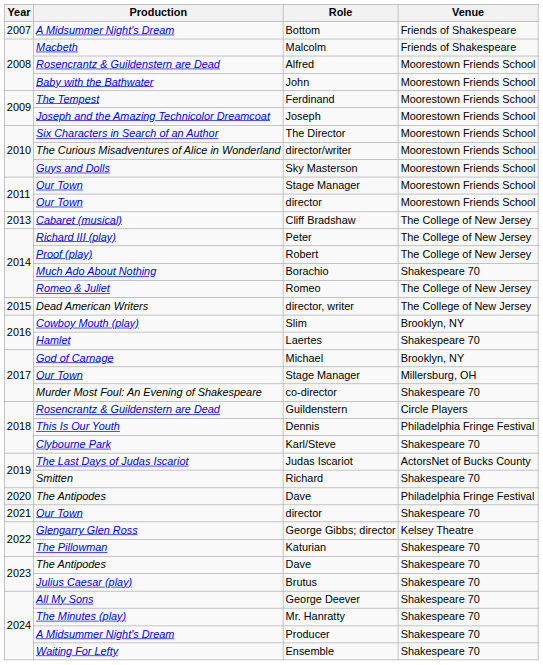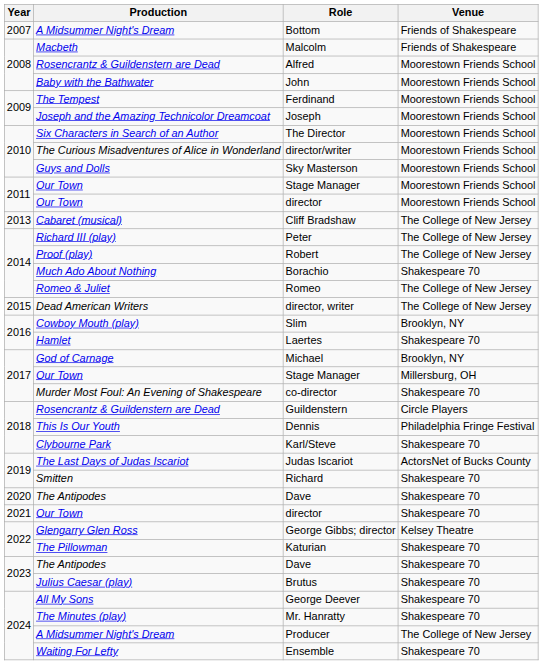(467, 496) Philadelphia Fringe Festival -> (440, 496) Shakespeare 70
(440, 634) Shakespeare 70 -> (466, 634) The College of New Jersey
